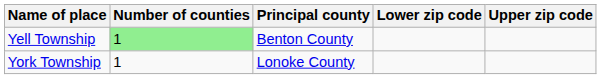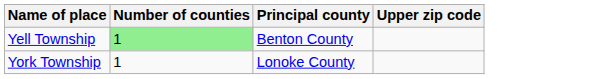- column: (429, 16)
